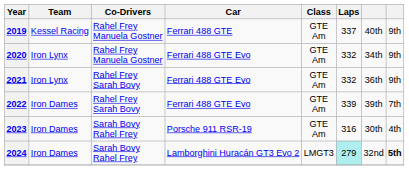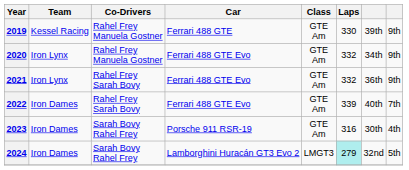(349, 31) 337 -> (349, 31) 330
(374, 31) 40th -> (374, 31) 39th
(374, 104) 39th -> (374, 104) 40th
(395, 153) bold -> (394, 153) normal
